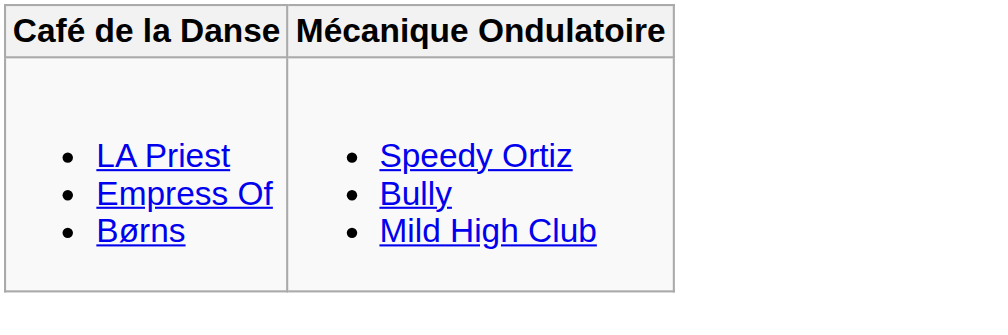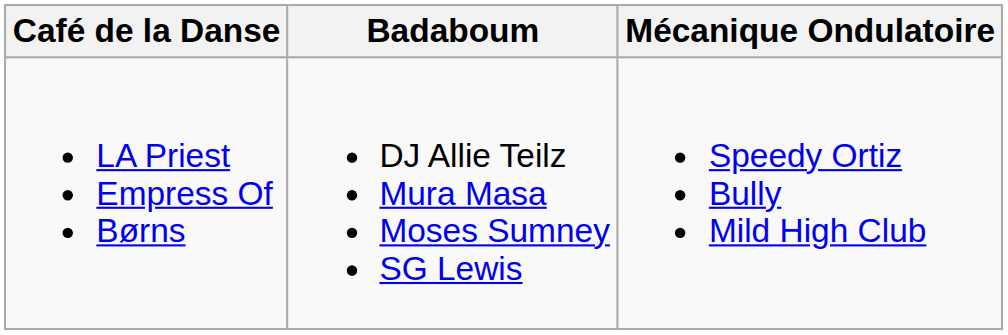+ column: (453, 31)
